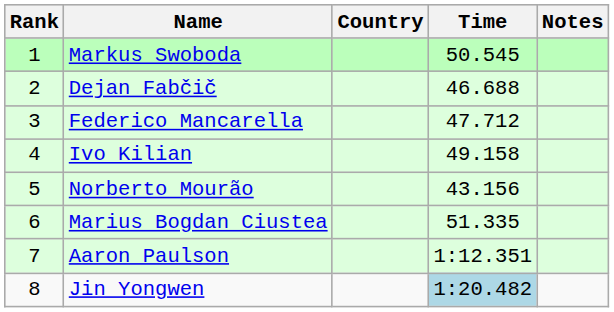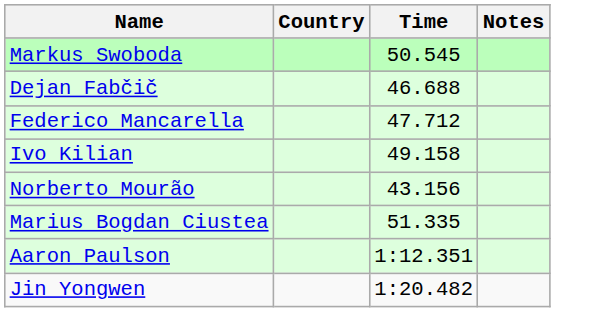- column: (34, 22)
(483, 289) lightblue background -> (424, 289) no background
